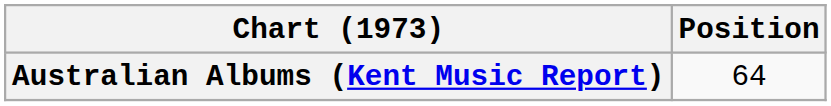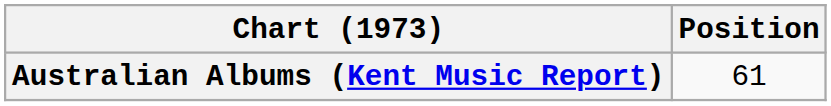(749, 77) 64 -> (749, 77) 61
